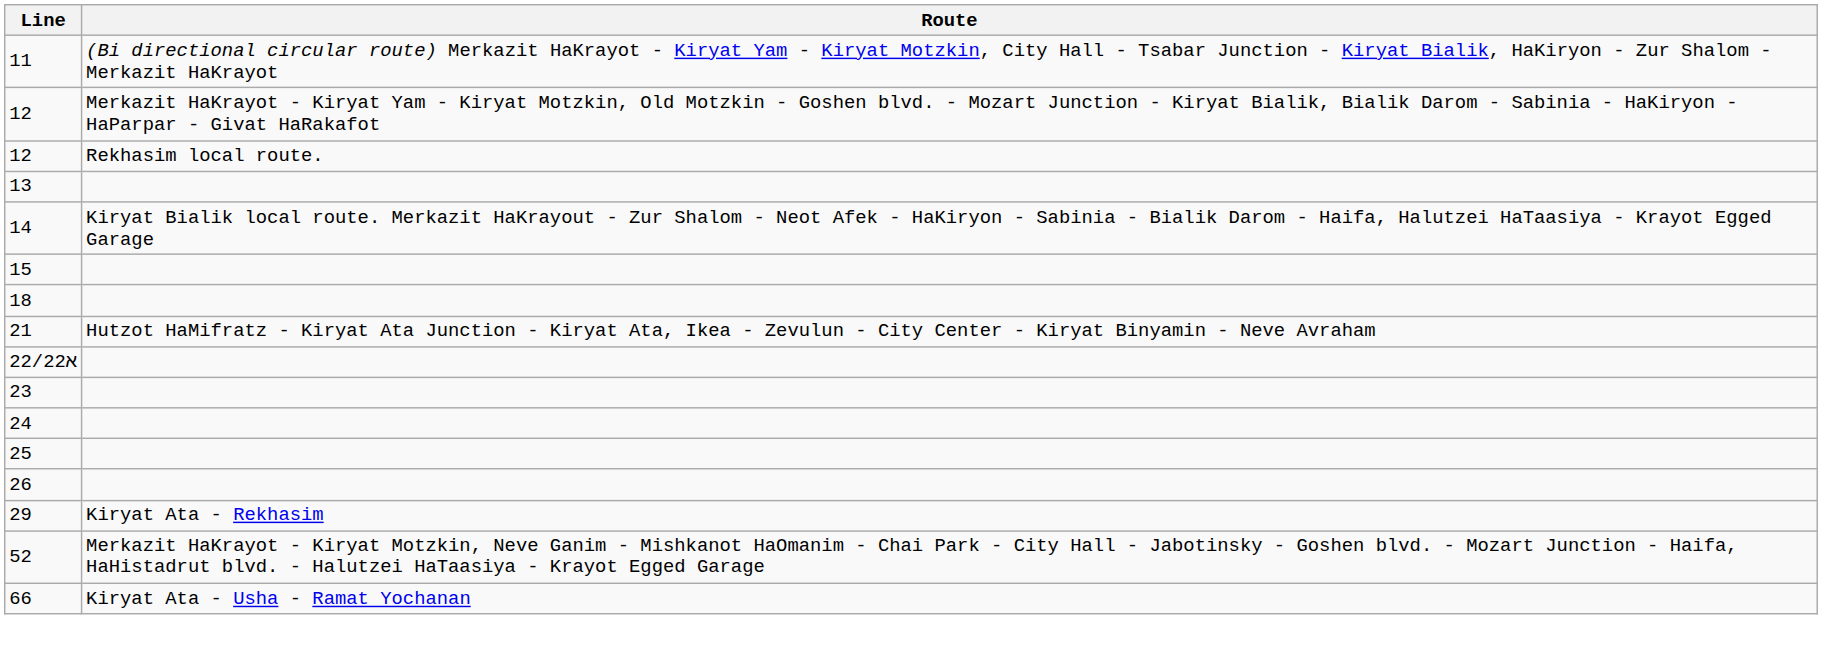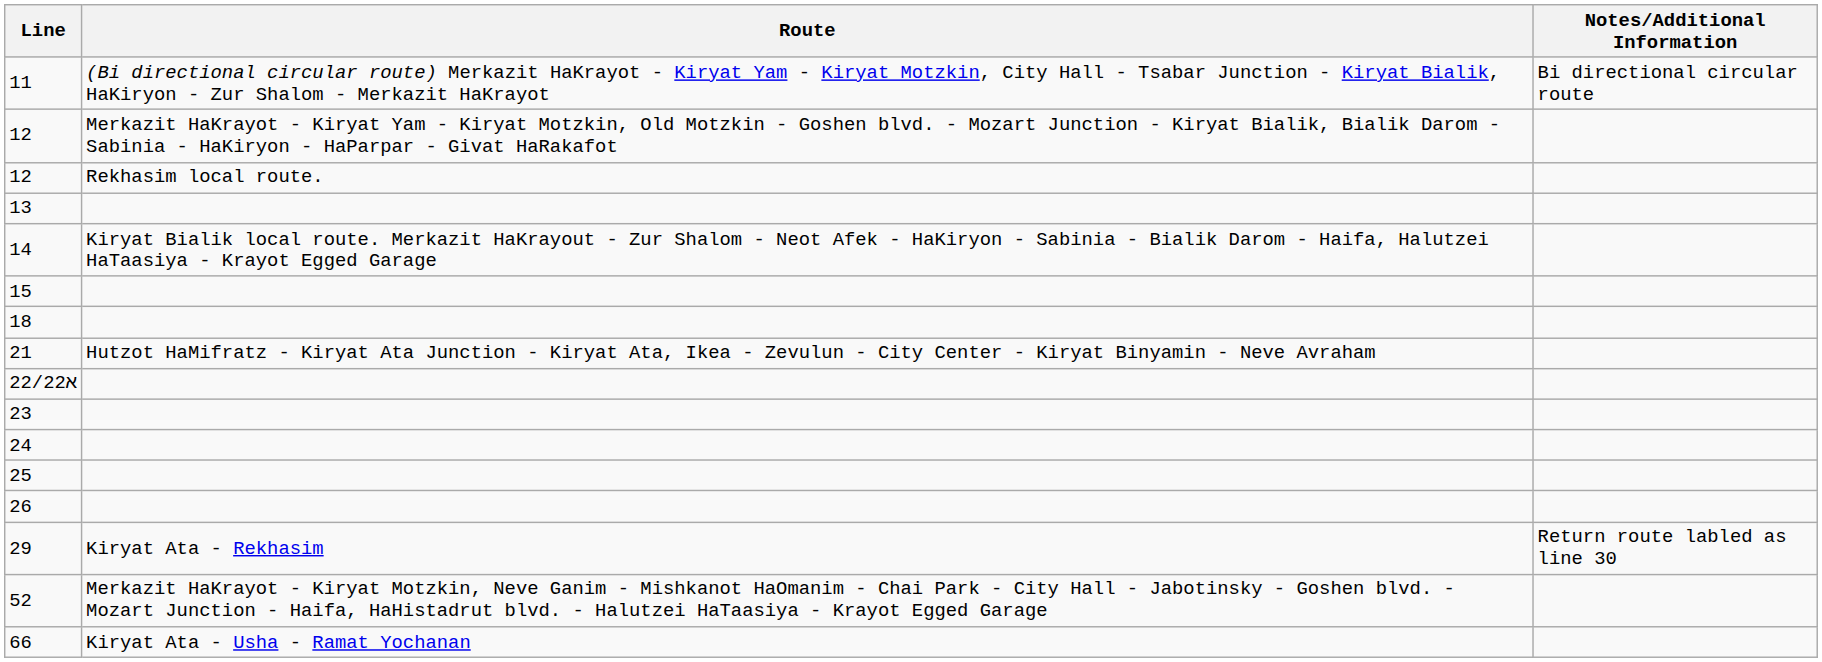+ column: (1675, 31)
